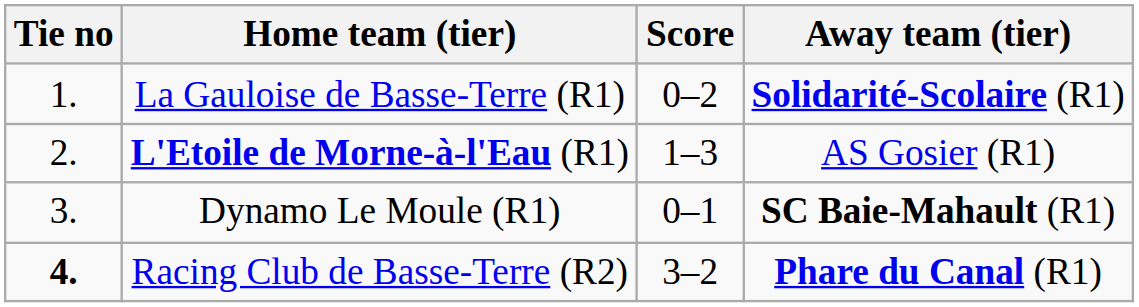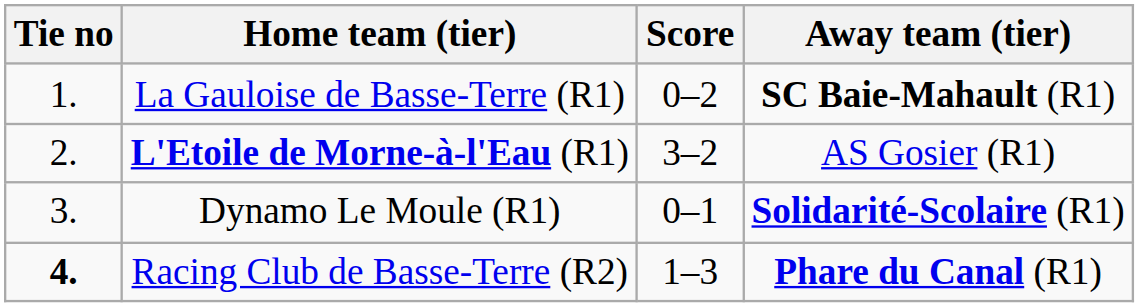(938, 93) Solidarité-Scolaire (R1) -> (938, 93) SC Baie-Mahault (R1)
(690, 152) 1–3 -> (690, 152) 3–2
(938, 211) SC Baie-Mahault (R1) -> (938, 211) Solidarité-Scolaire (R1)
(690, 270) 3–2 -> (690, 270) 1–3
